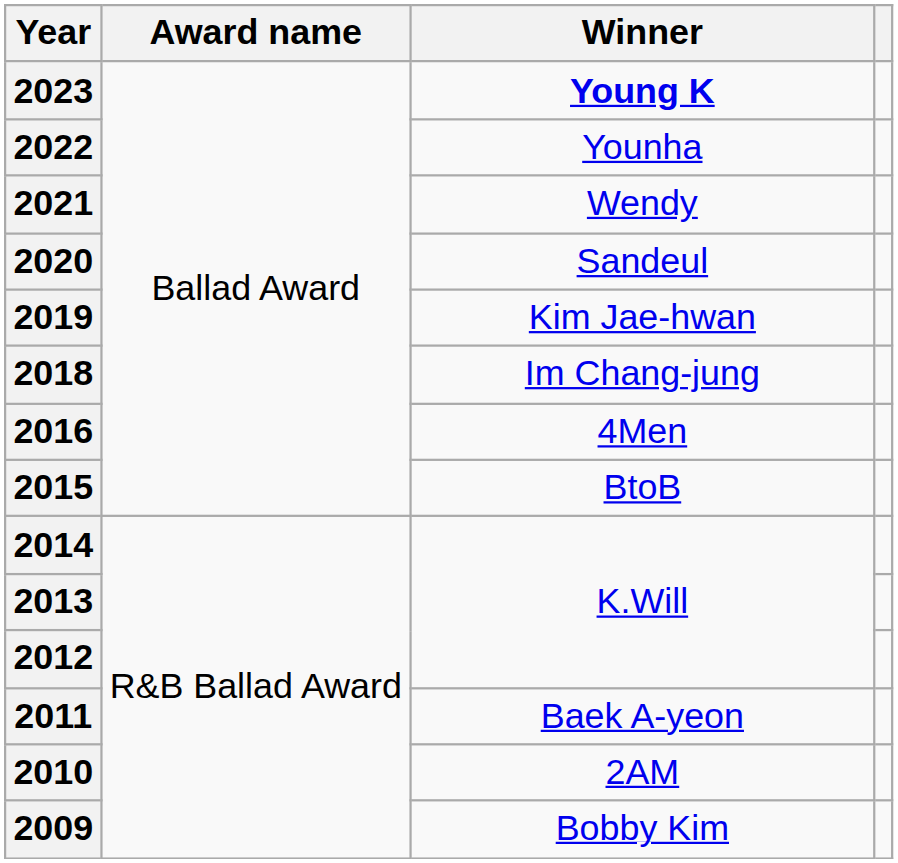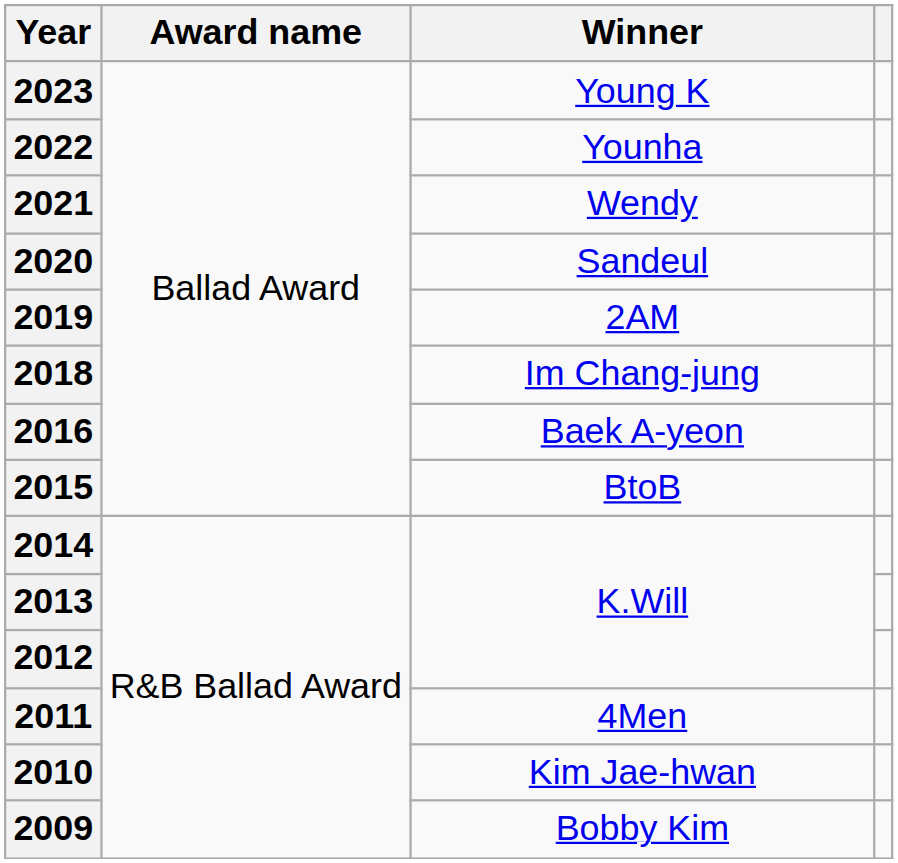(642, 89) bold -> (642, 89) normal
(642, 317) Kim Jae-hwan -> (642, 317) 2AM
(642, 430) 4Men -> (642, 430) Baek A-yeon
(642, 715) Baek A-yeon -> (642, 715) 4Men
(642, 771) 2AM -> (642, 771) Kim Jae-hwan
